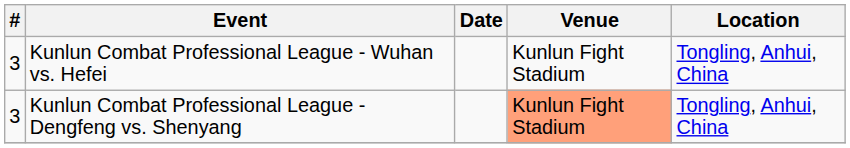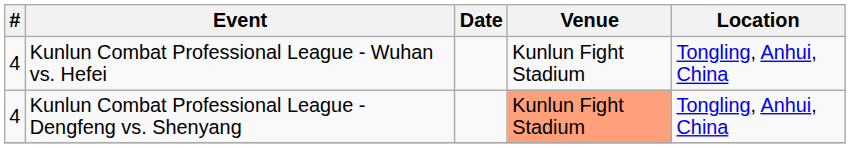(15, 63) 3 -> (15, 63) 4
(15, 117) 3 -> (15, 117) 4
